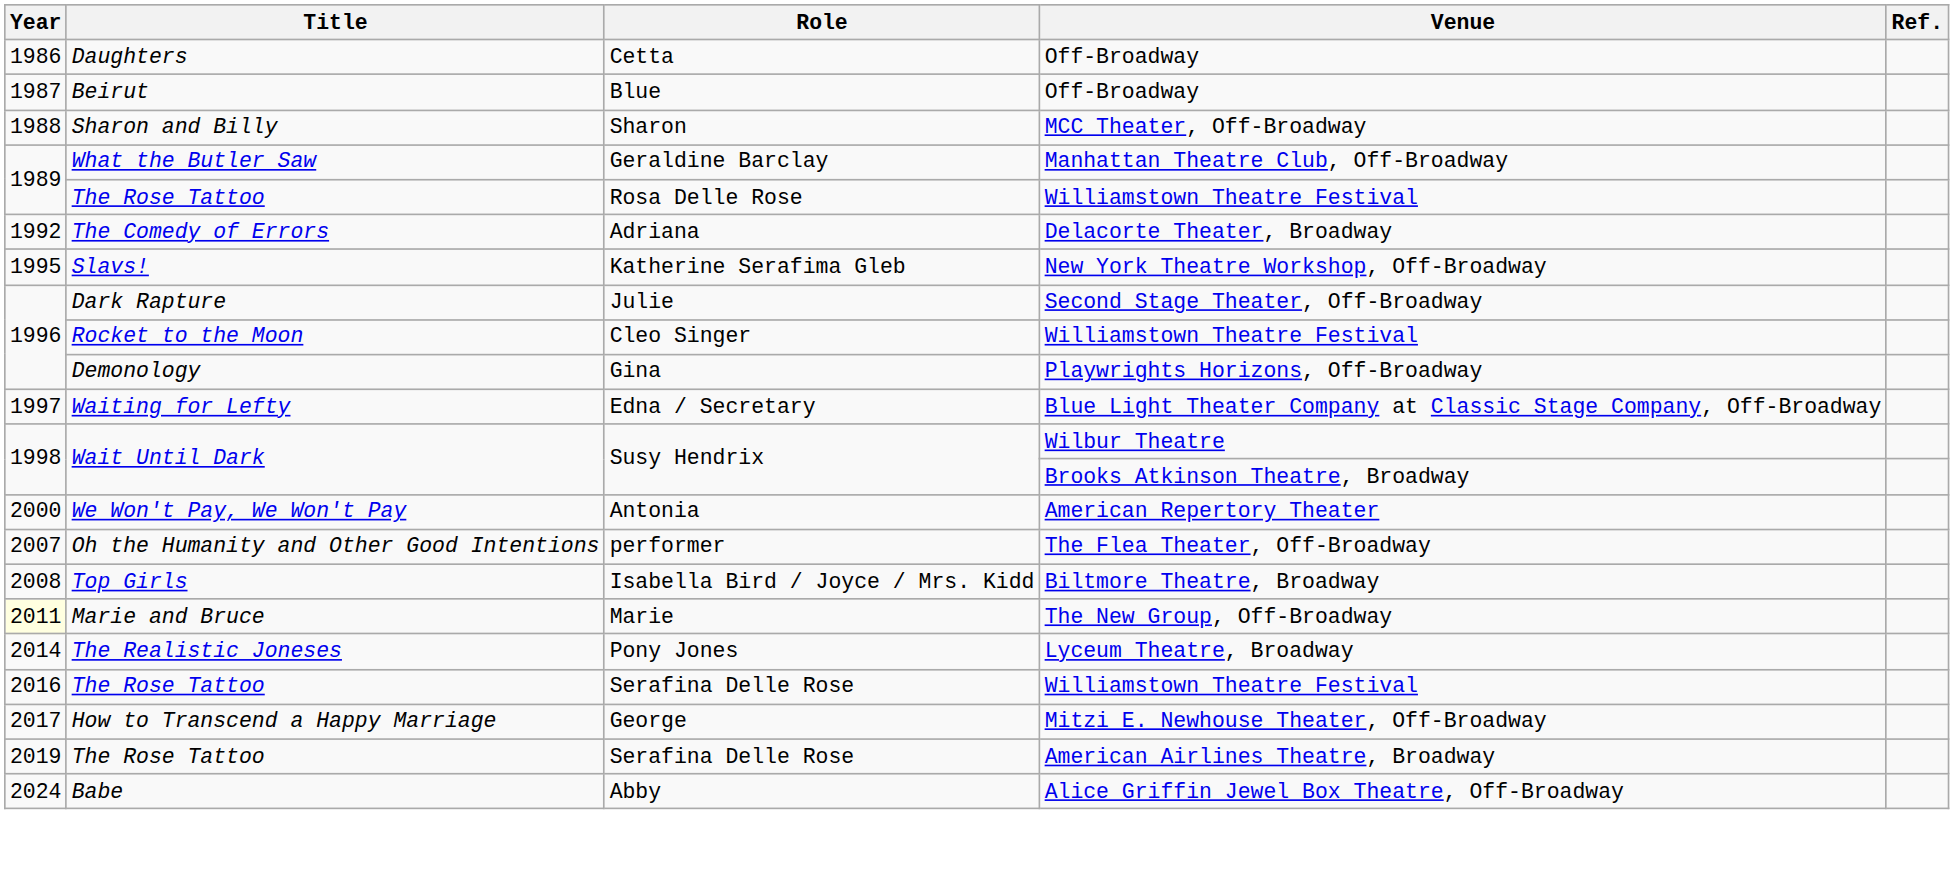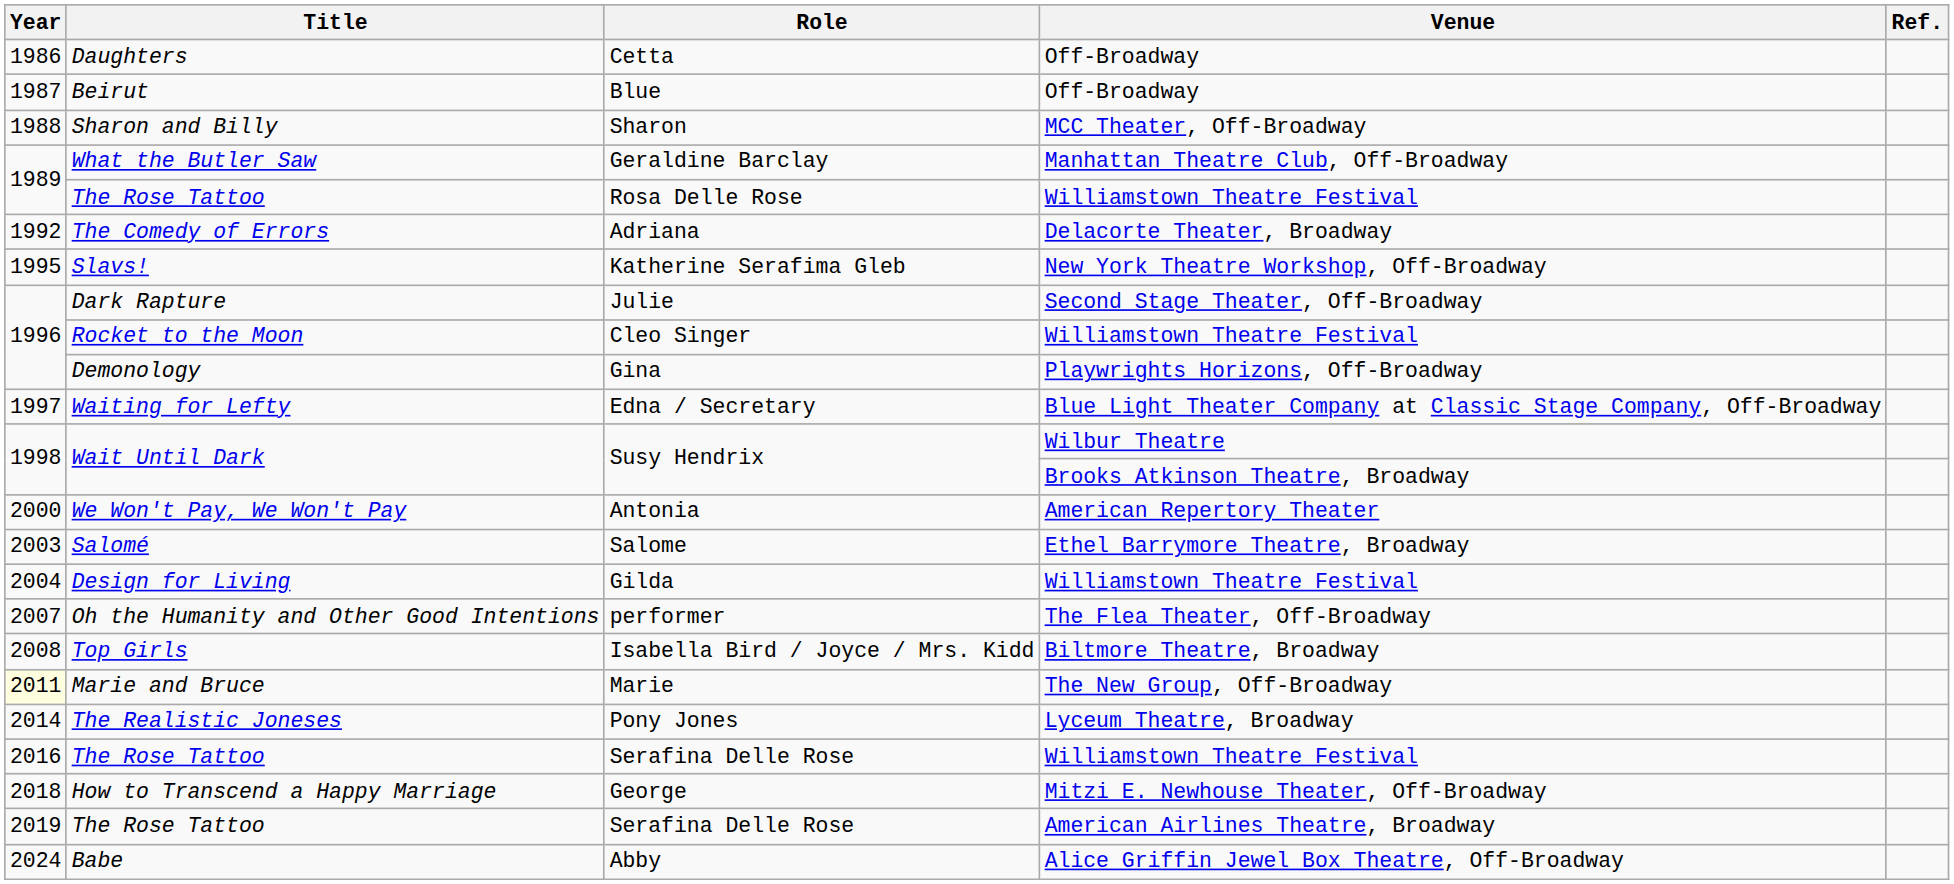+ row: (648, 547)
+ row: (642, 582)
(36, 721) 2017 -> (36, 791) 2018
